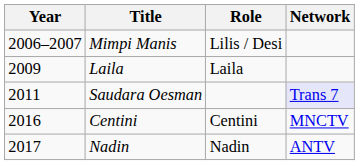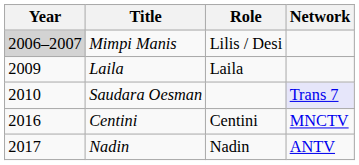(45, 43) no background -> (45, 43) lightgrey background
(24, 95) 2011 -> (25, 95) 2010
